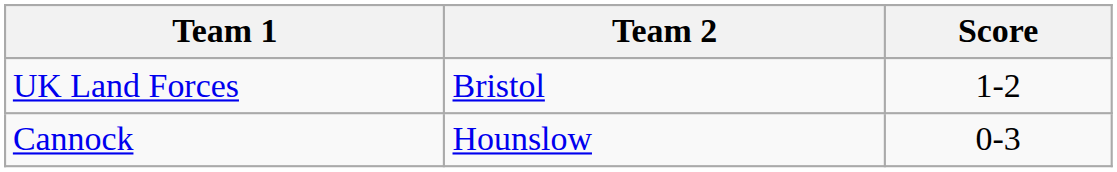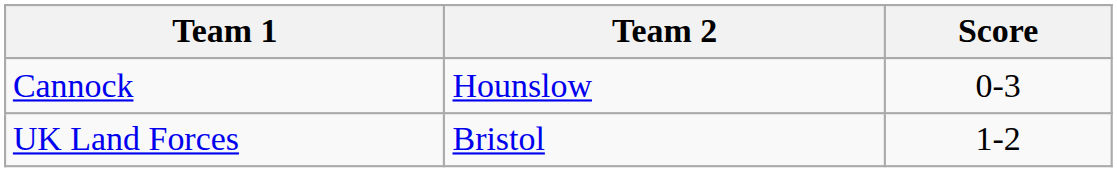rows swapped: (126, 85) <-> (73, 138)
